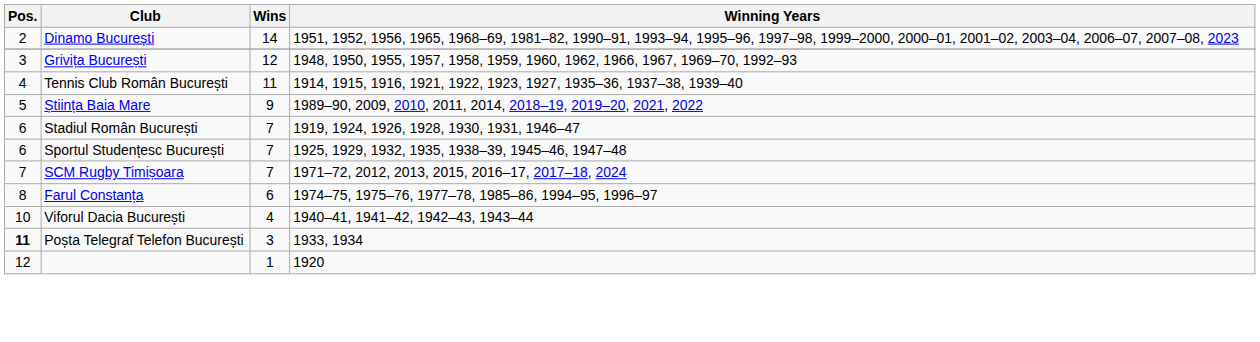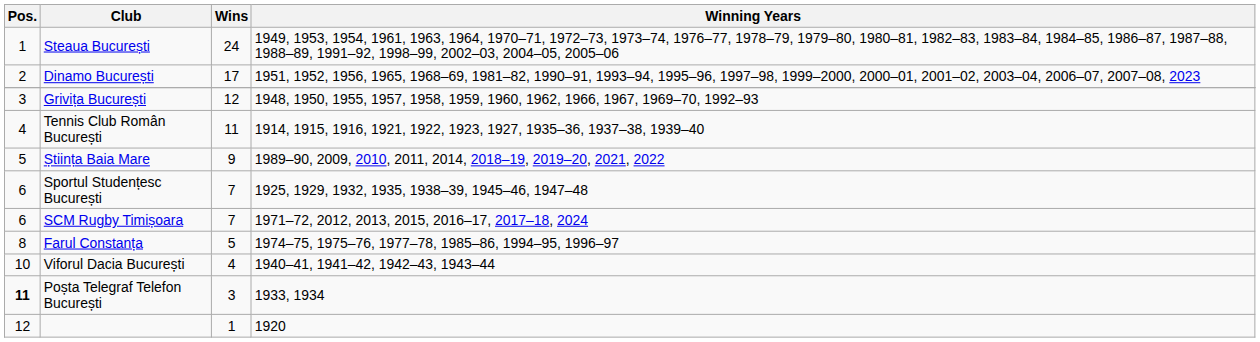+ row: (97, 46)
(270, 38) 14 -> (232, 76) 17
- row: (121, 128)
(23, 173) 7 -> (22, 220) 6
(270, 195) 6 -> (232, 242) 5
